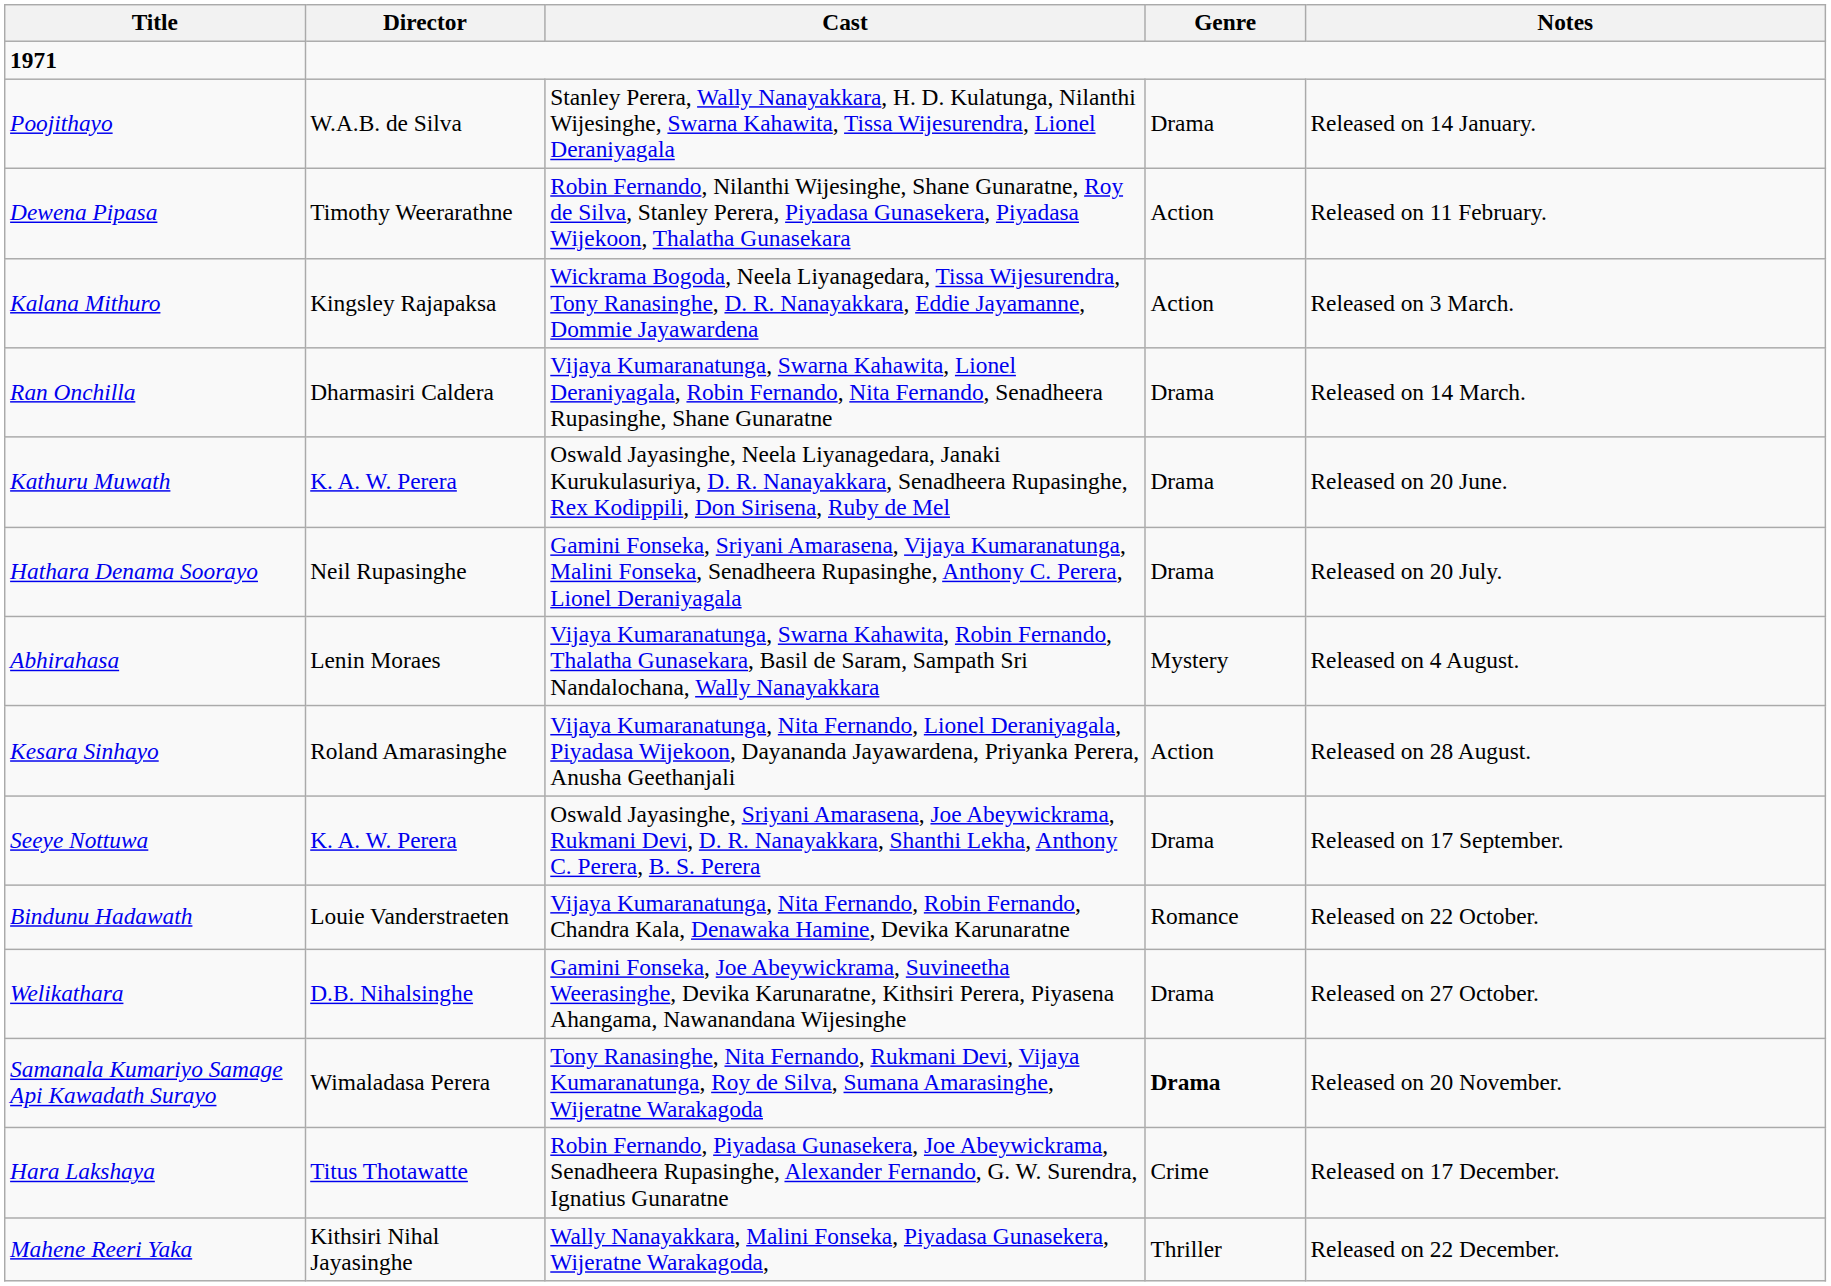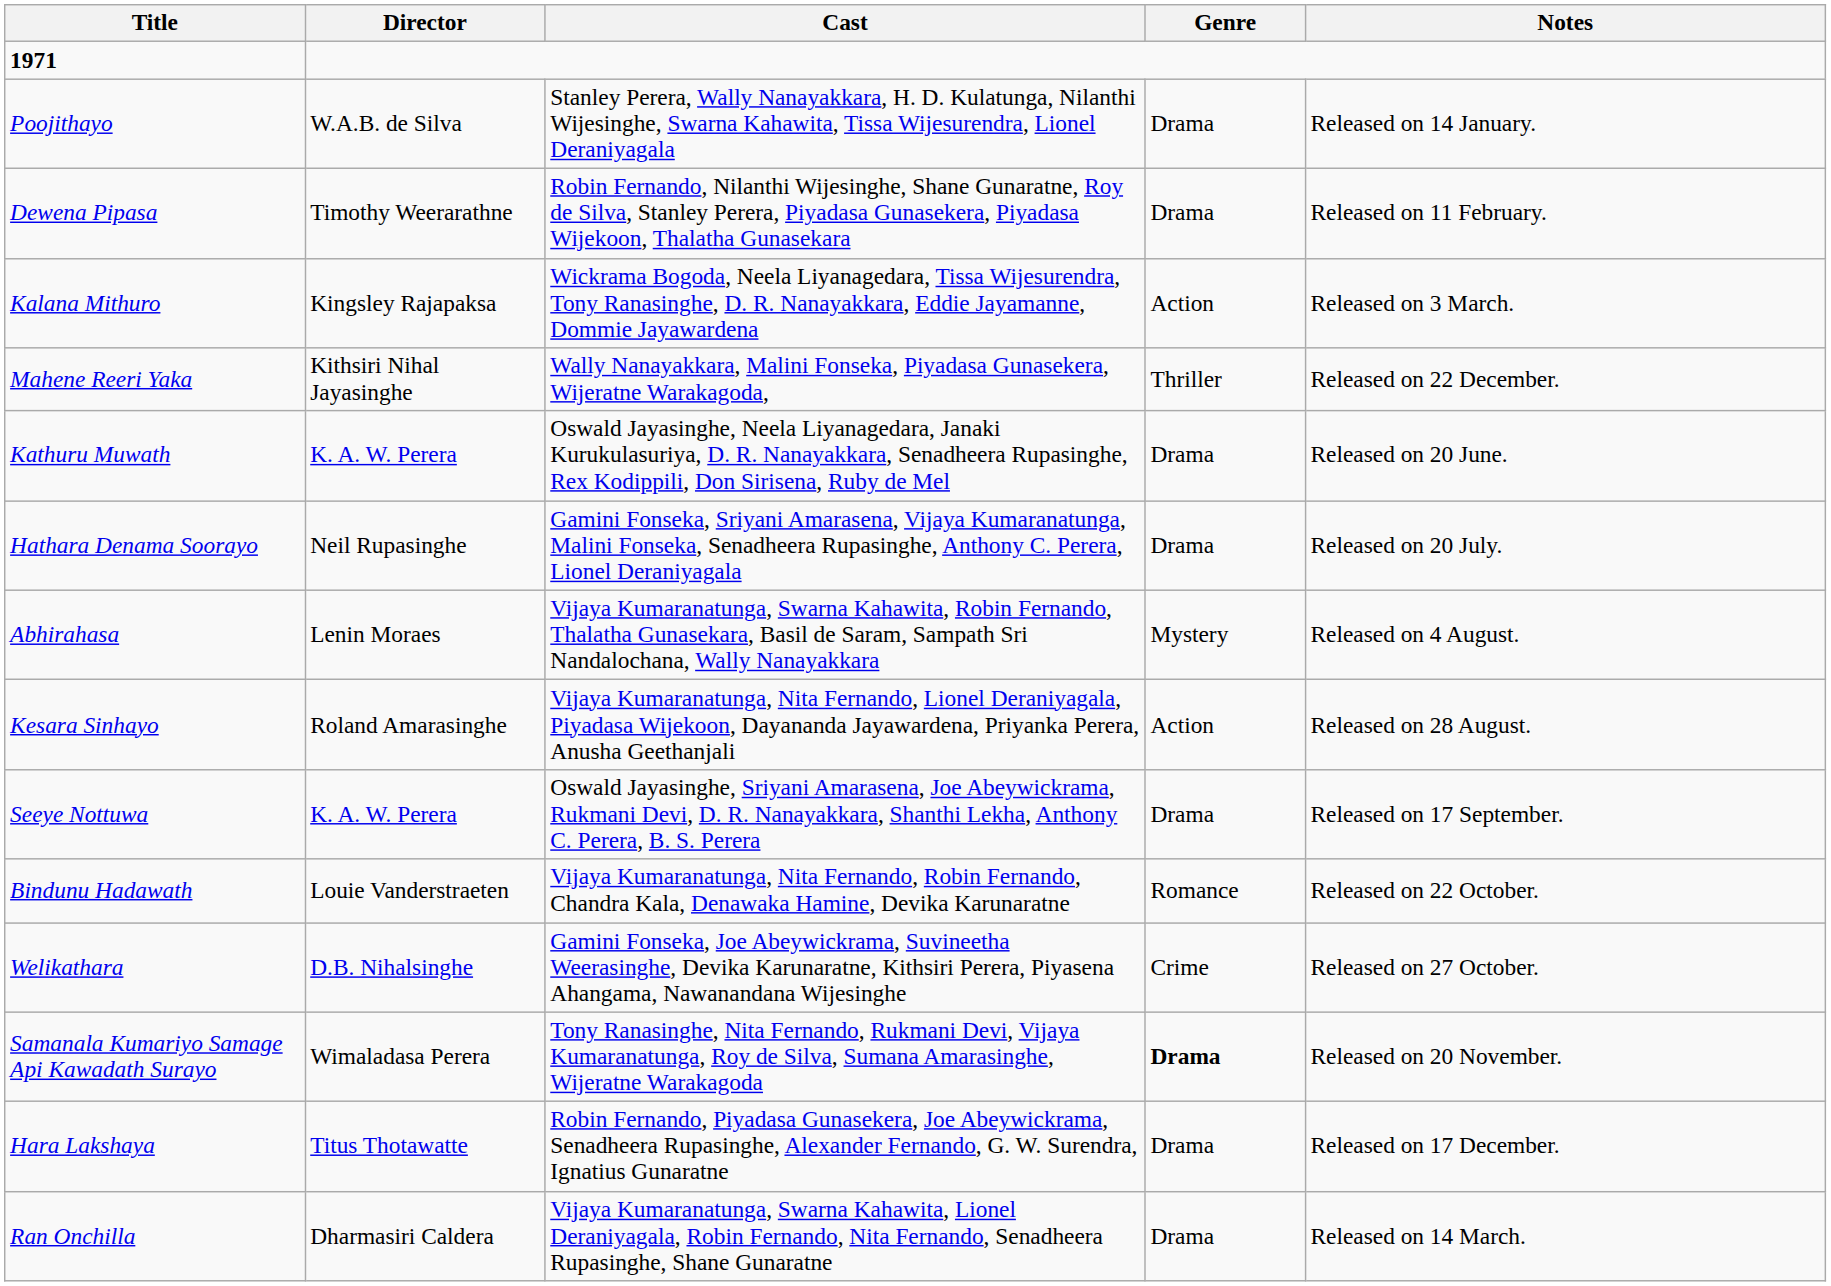(1182, 213) Action -> (1182, 213) Drama
rows swapped: (73, 392) <-> (101, 1248)
(1182, 993) Drama -> (1180, 966) Crime
(1180, 1172) Crime -> (1182, 1146) Drama
